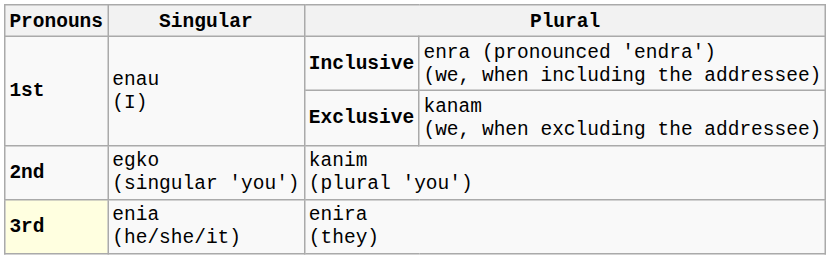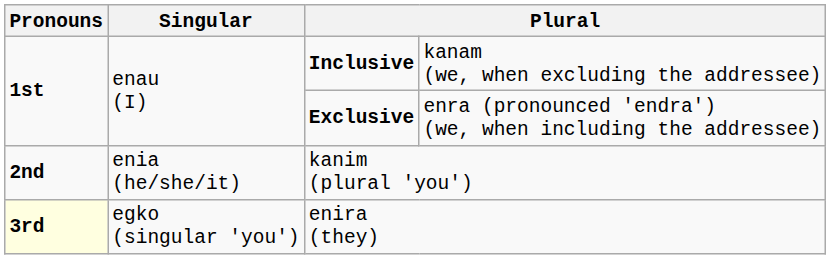(622, 64) enra (pronounced 'endra') (we, when including the addressee) -> (622, 64) kanam (we, when excluding the addressee)
(622, 118) kanam (we, when excluding the addressee) -> (622, 118) enra (pronounced 'endra') (we, when including the addressee)
(206, 172) egko (singular 'you') -> (177, 172) enia (he/she/it)
(177, 227) enia (he/she/it) -> (206, 227) egko (singular 'you')
